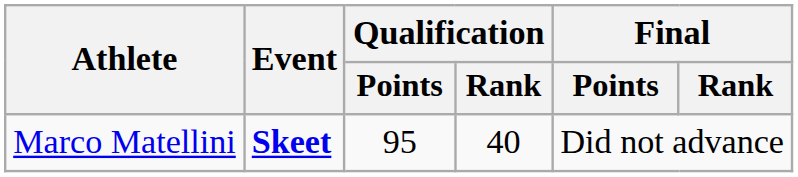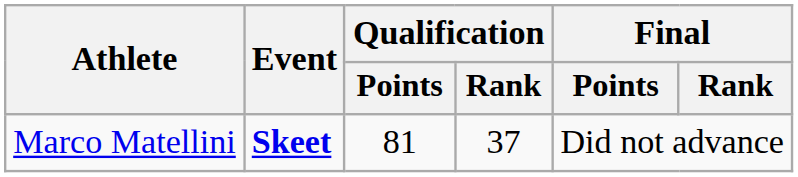(400, 142) 95 -> (400, 142) 81
(503, 142) 40 -> (503, 142) 37
